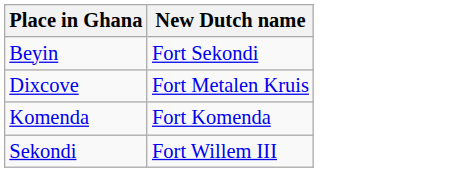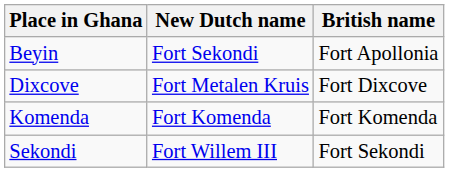+ column: (378, 20)
